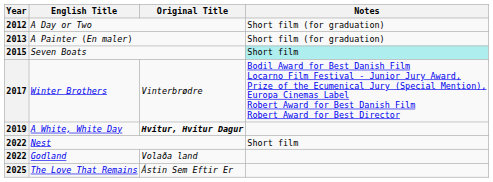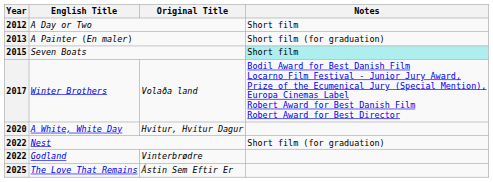(316, 25) Short film (for graduation) -> (273, 25) Short film
(172, 91) Vinterbrødre -> (170, 91) Volaða land
(17, 129) 2019 -> (17, 129) 2020
(192, 129) bold -> (192, 129) normal
(273, 143) Short film -> (316, 143) Short film (for graduation)
(170, 156) Volaða land -> (172, 156) Vinterbrødre
